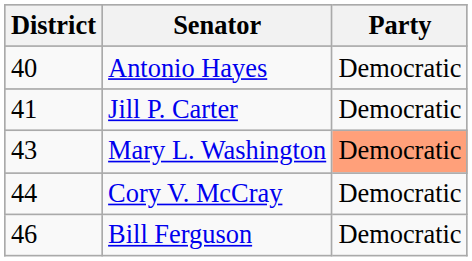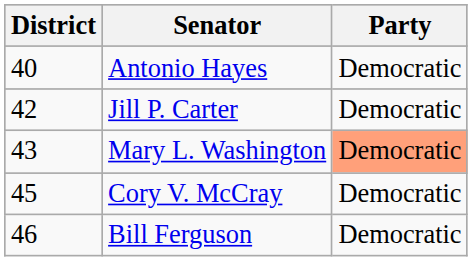(24, 109) 41 -> (24, 109) 42
(24, 192) 44 -> (24, 192) 45
